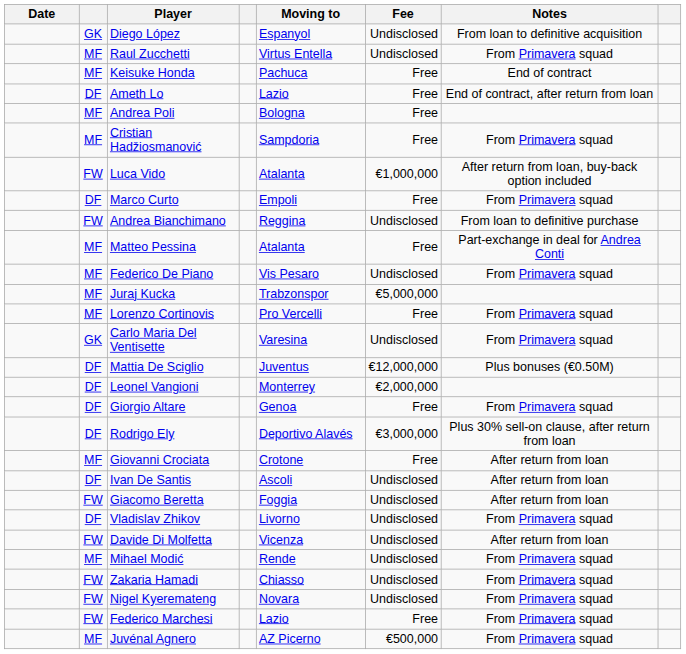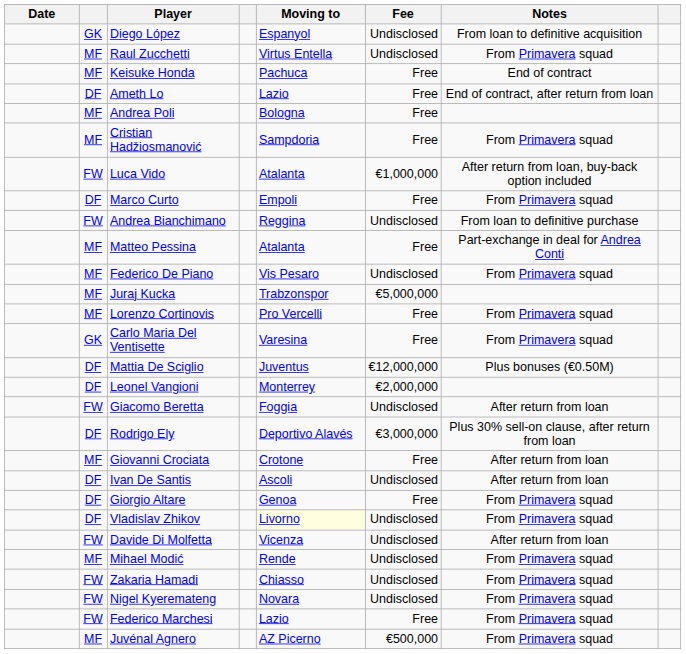(404, 340) Undisclosed -> (425, 340) Free
rows swapped: (157, 500) <-> (148, 407)
(279, 520) no background -> (279, 520) lightyellow background
